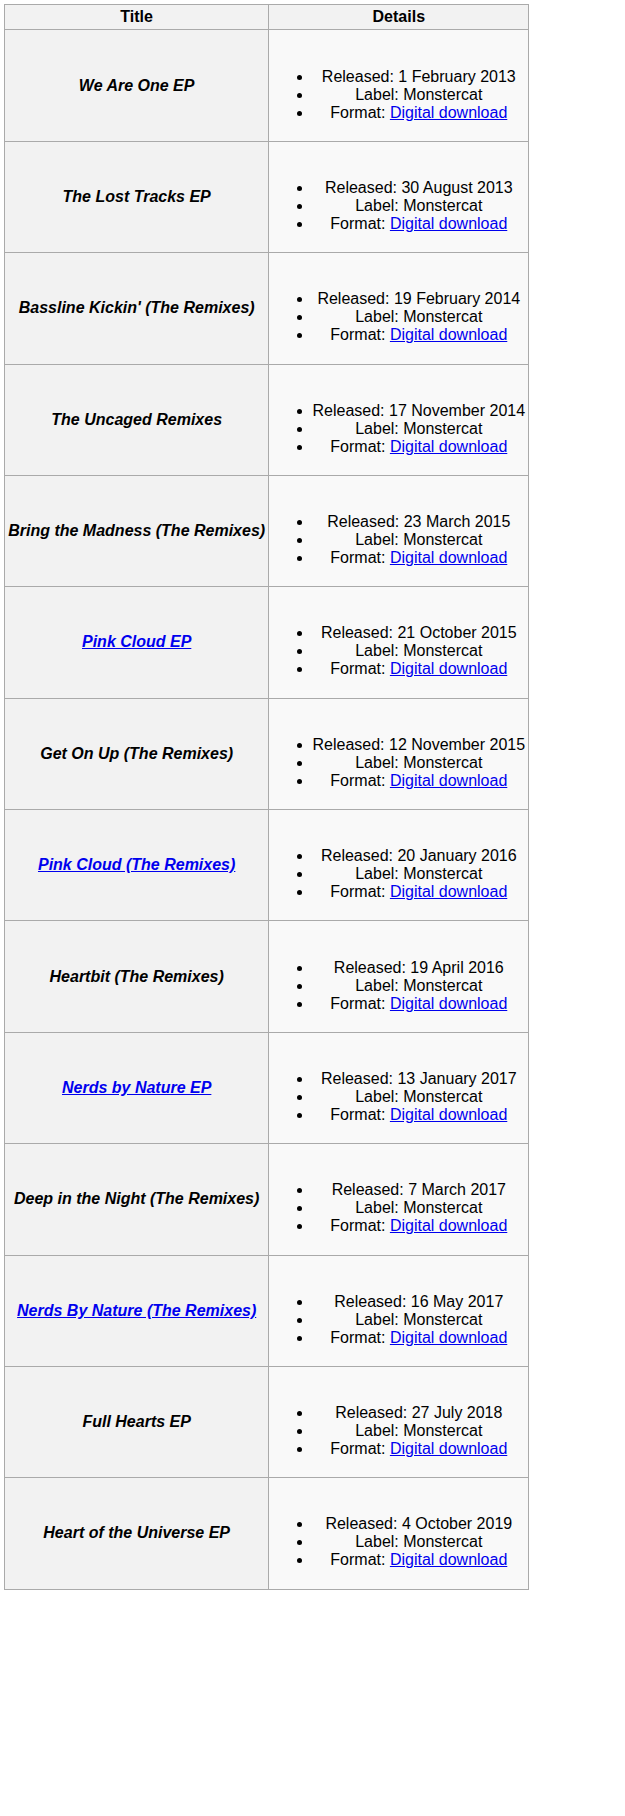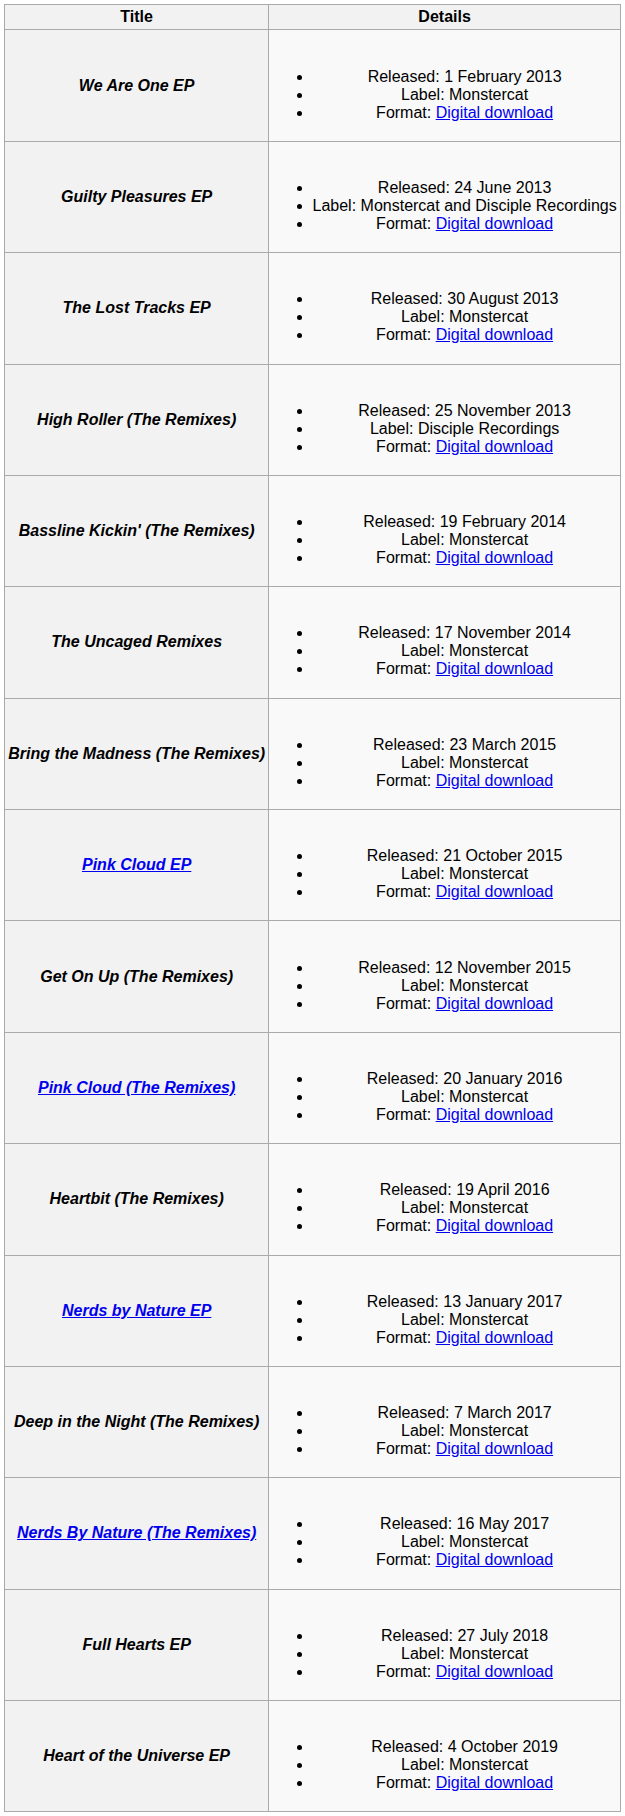+ row: (137, 196)
+ row: (137, 419)
